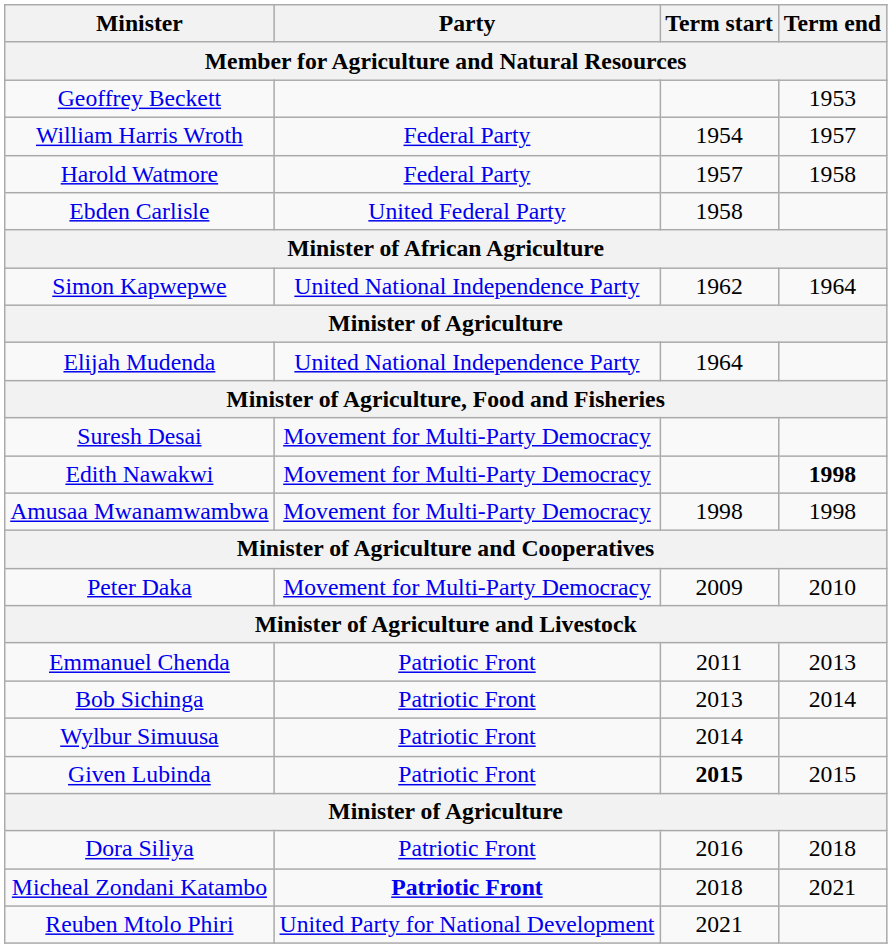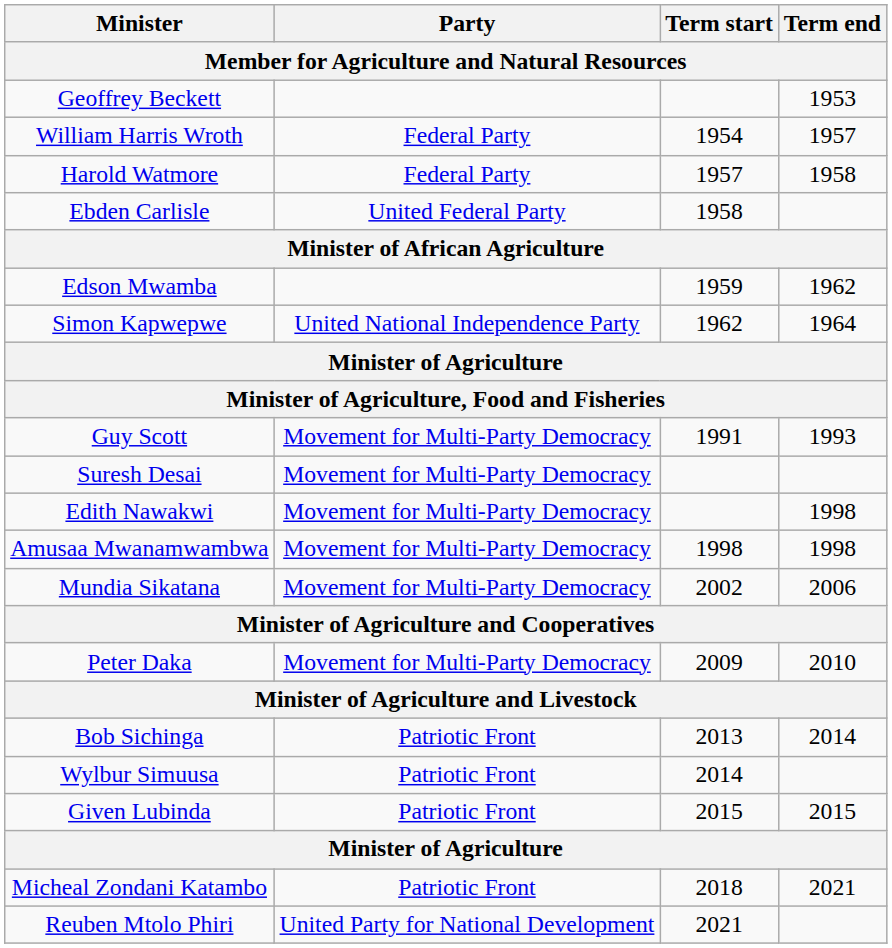+ row: (139, 286)
- row: (139, 361)
+ row: (139, 436)
(832, 473) bold -> (832, 511) normal
+ row: (139, 586)
- row: (139, 661)
(719, 774) bold -> (719, 811) normal
- row: (139, 849)
(467, 887) bold -> (467, 887) normal
